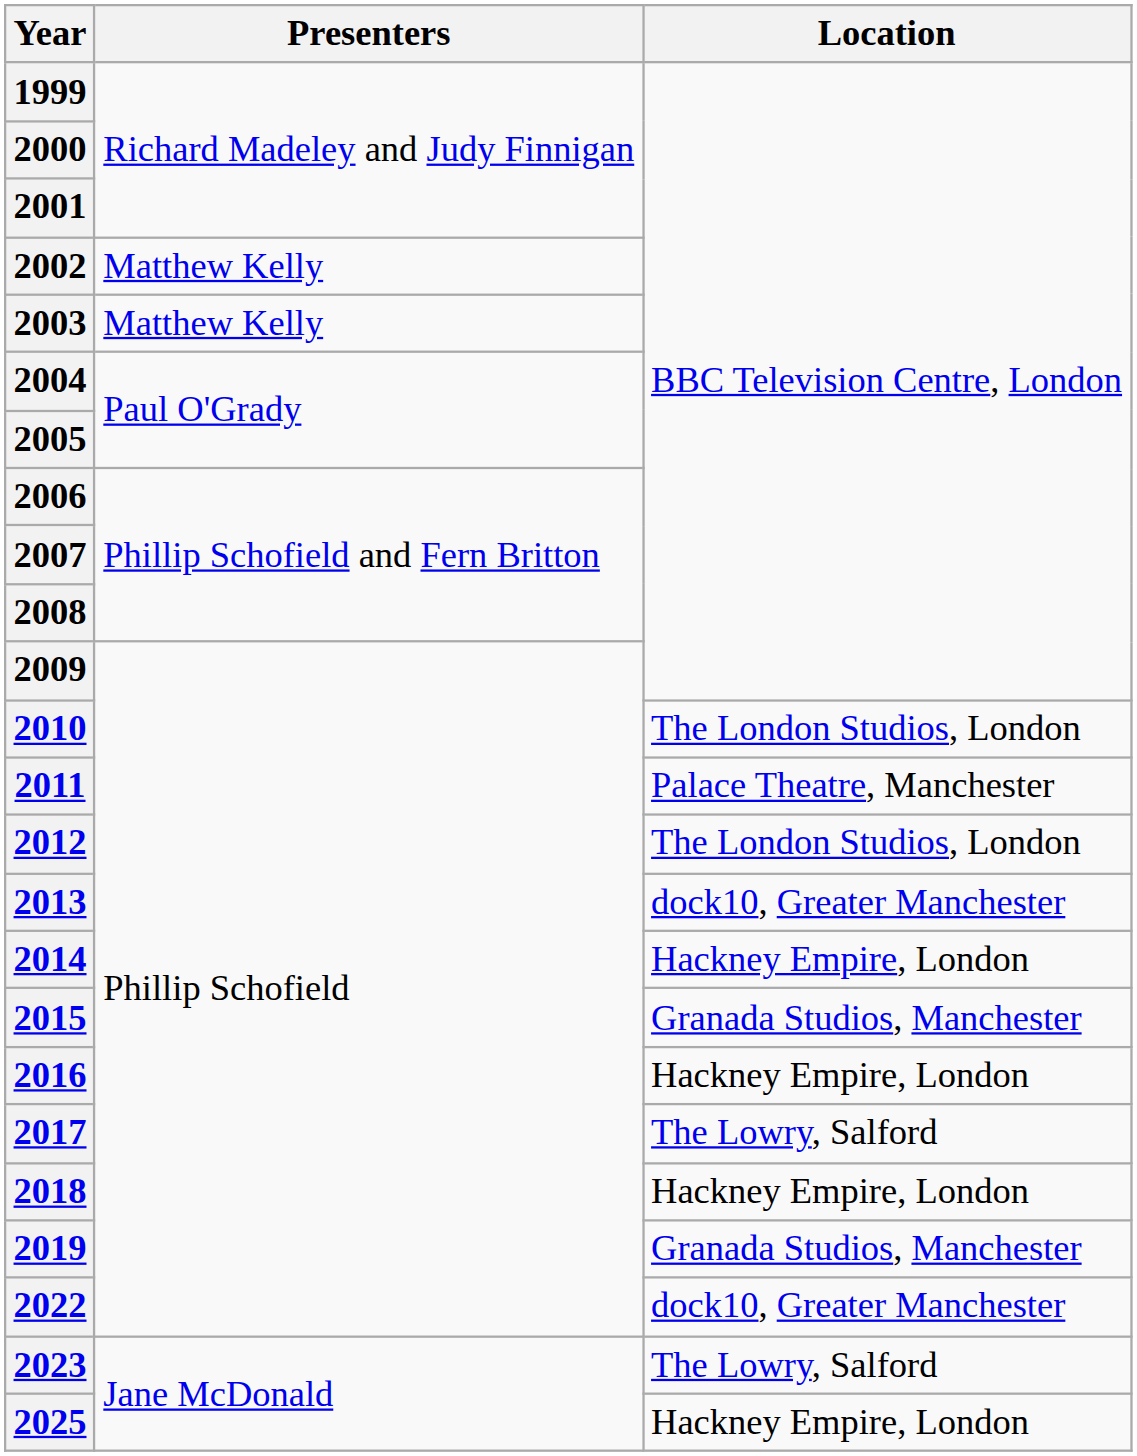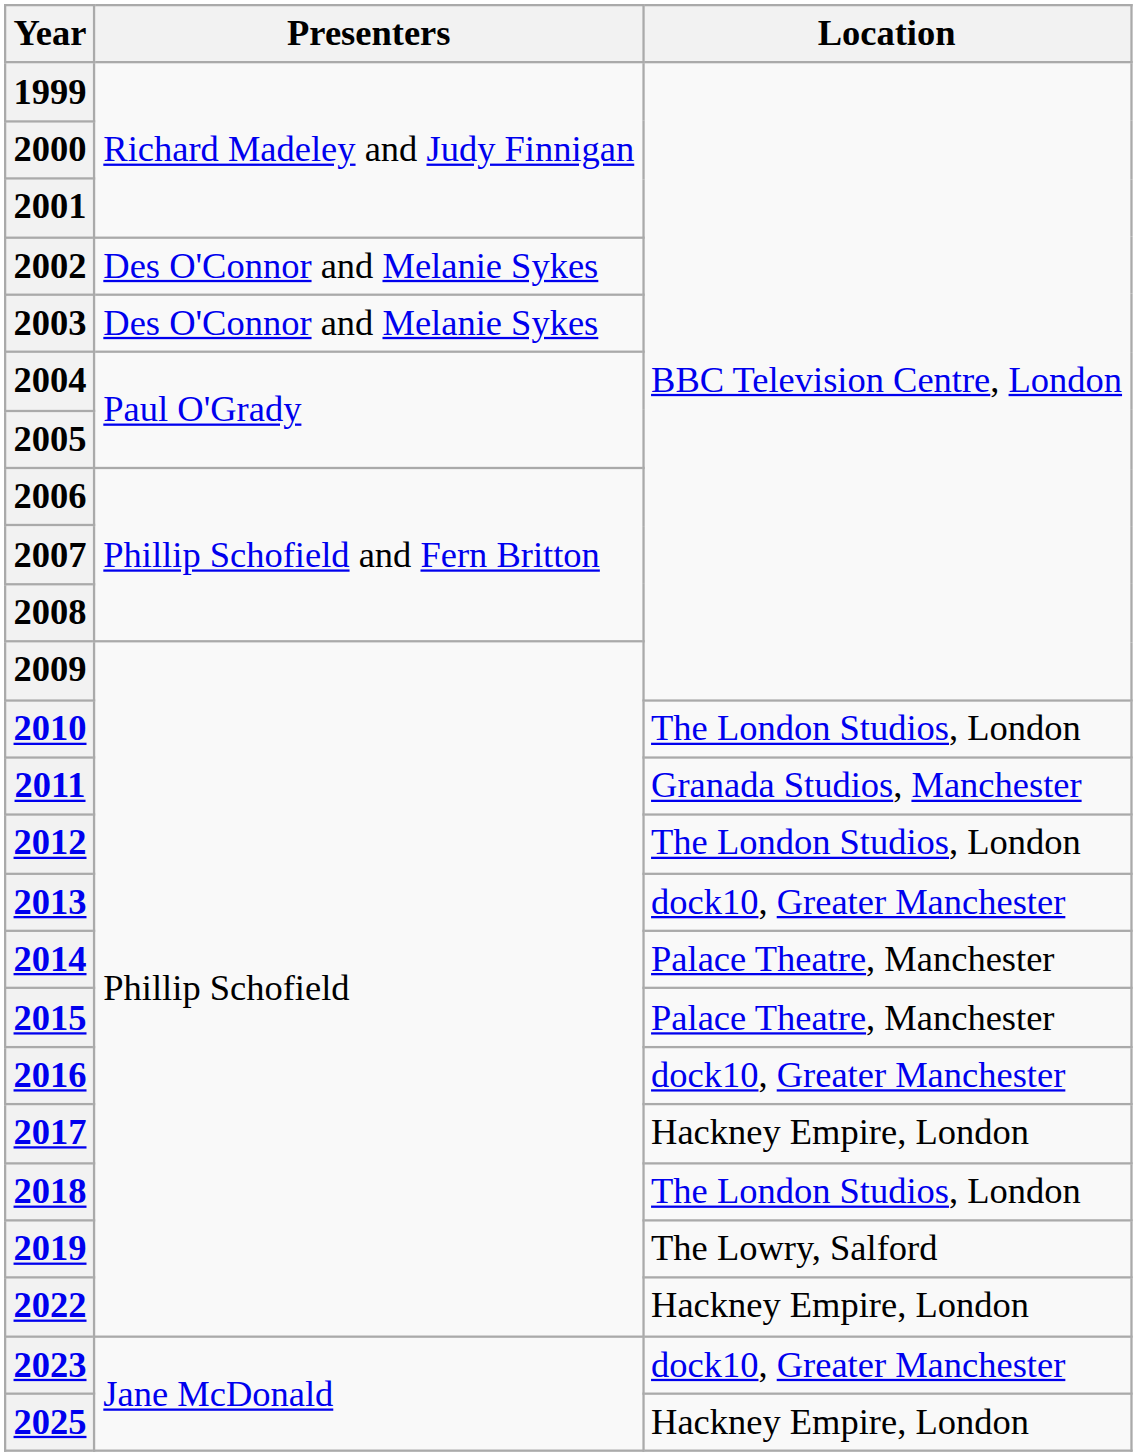(213, 264) Matthew Kelly -> (351, 264) Des O'Connor and Melanie Sykes
(213, 322) Matthew Kelly -> (351, 322) Des O'Connor and Melanie Sykes
(853, 785) Palace Theatre, Manchester -> (866, 785) Granada Studios, Manchester
(840, 959) Hackney Empire, London -> (853, 959) Palace Theatre, Manchester
(866, 1016) Granada Studios, Manchester -> (853, 1016) Palace Theatre, Manchester
(840, 1074) Hackney Empire, London -> (858, 1074) dock10, Greater Manchester
(794, 1132) The Lowry, Salford -> (840, 1132) Hackney Empire, London
(840, 1190) Hackney Empire, London -> (866, 1190) The London Studios, London
(866, 1248) Granada Studios, Manchester -> (794, 1248) The Lowry, Salford
(858, 1306) dock10, Greater Manchester -> (840, 1306) Hackney Empire, London
(794, 1364) The Lowry, Salford -> (858, 1364) dock10, Greater Manchester
